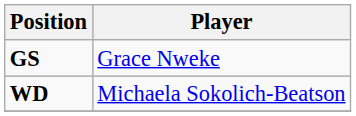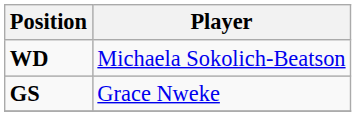rows swapped: (25, 57) <-> (29, 93)
